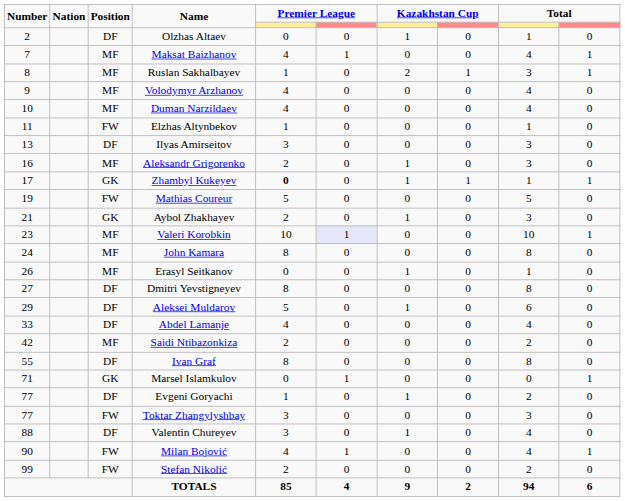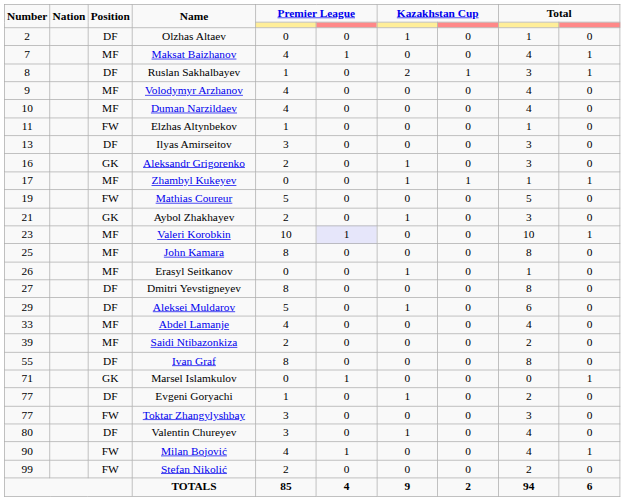(110, 72) MF -> (110, 72) DF
(110, 162) MF -> (110, 162) GK
(110, 180) GK -> (110, 180) MF
(286, 180) bold -> (286, 180) normal
(27, 252) 24 -> (27, 252) 25
(110, 325) DF -> (110, 325) MF
(27, 343) 42 -> (27, 343) 39
(27, 433) 88 -> (27, 433) 80
